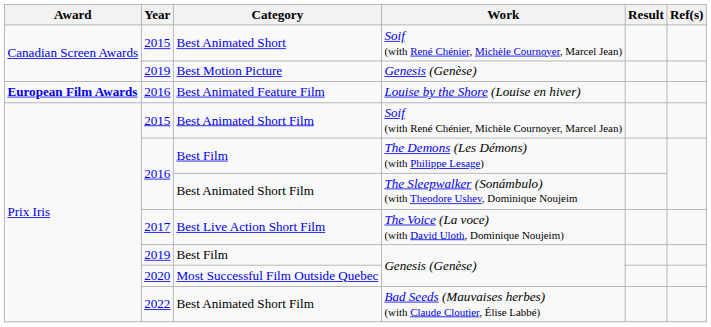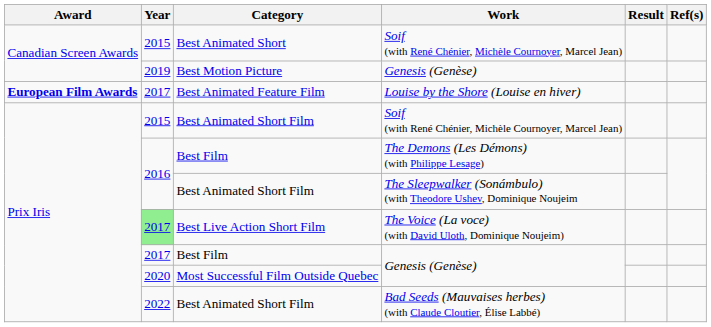(157, 92) 2016 -> (157, 92) 2017
(157, 226) no background -> (157, 226) lightgreen background
(157, 255) 2019 -> (157, 255) 2017
